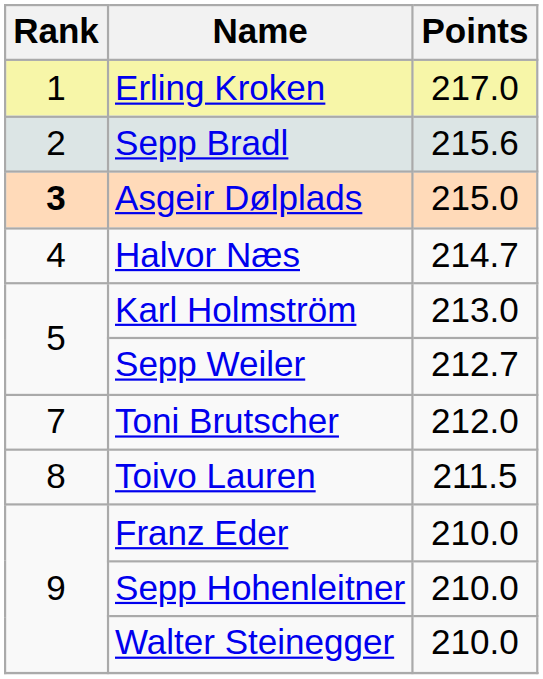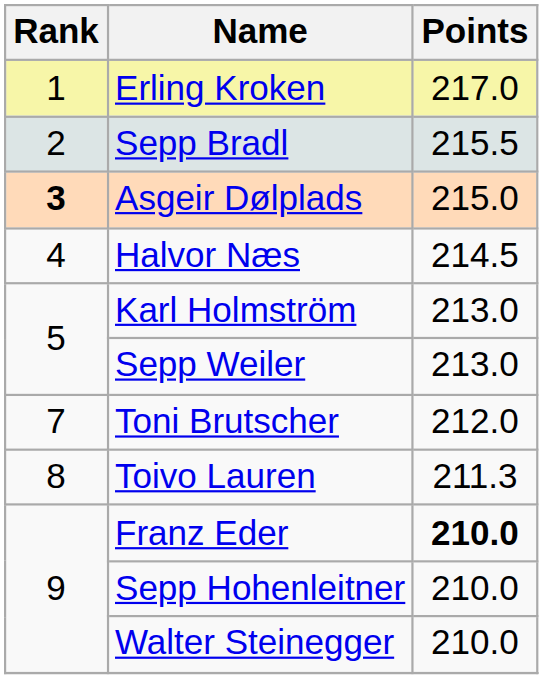(475, 143) 215.6 -> (475, 143) 215.5
(475, 254) 214.7 -> (475, 254) 214.5
(475, 365) 212.7 -> (475, 365) 213.0
(475, 476) 211.5 -> (475, 476) 211.3
(475, 532) normal -> (475, 532) bold
